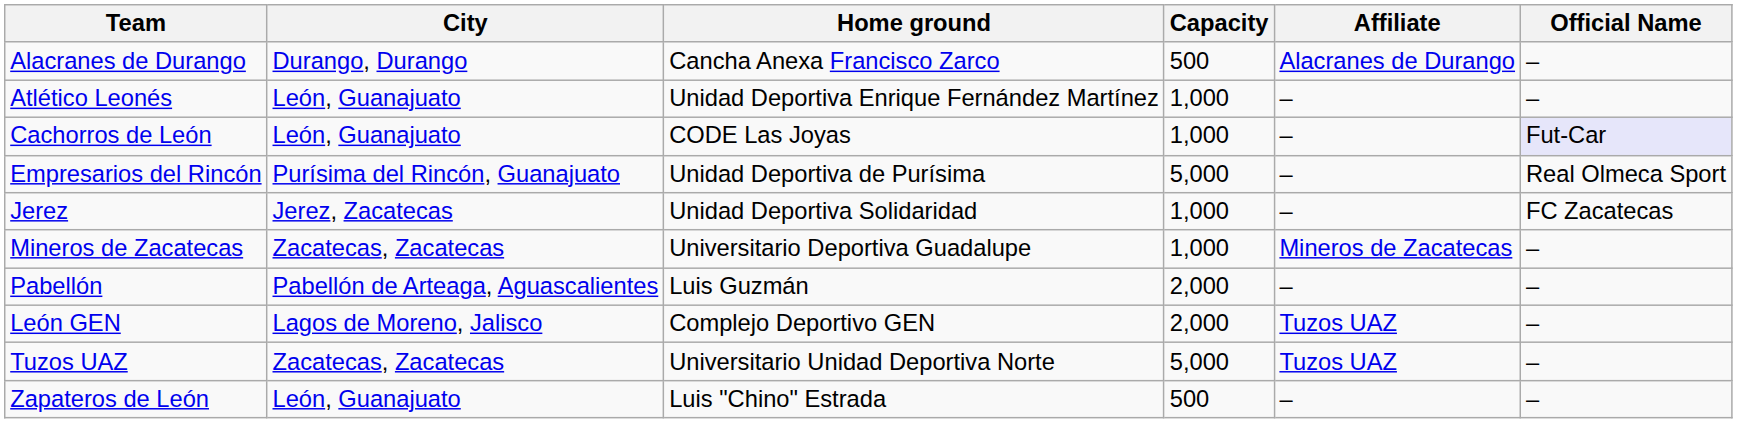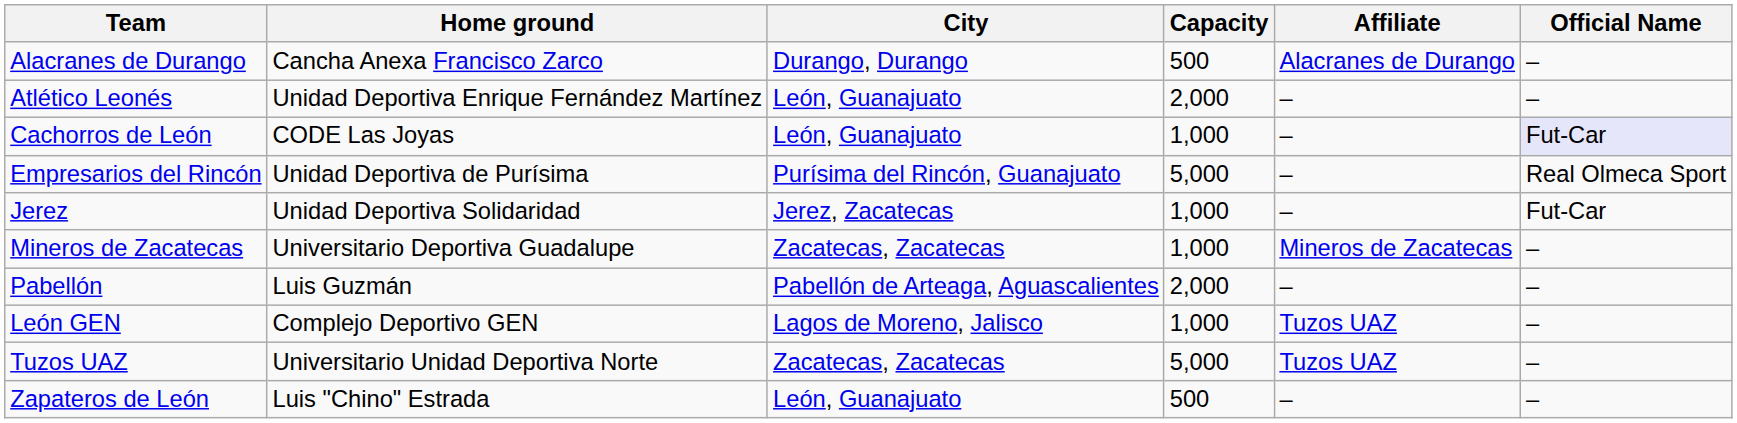columns swapped: (465, 23) <-> (914, 23)
(1199, 98) 1,000 -> (1199, 98) 2,000
(1600, 211) FC Zacatecas -> (1566, 211) Fut-Car
(1199, 323) 2,000 -> (1199, 323) 1,000
